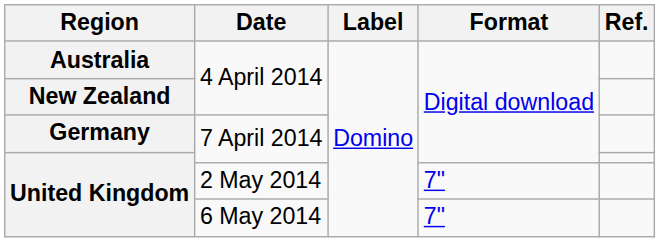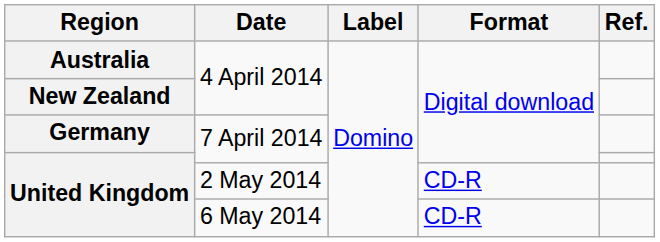(434, 180) 7" -> (453, 180) CD-R
(434, 217) 7" -> (453, 217) CD-R
